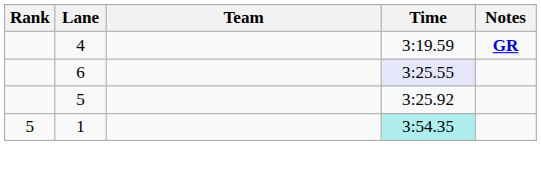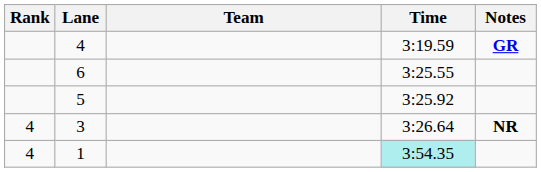(428, 72) lavender background -> (428, 72) no background
+ row: (81, 126)
(30, 126) 5 -> (30, 153) 4
